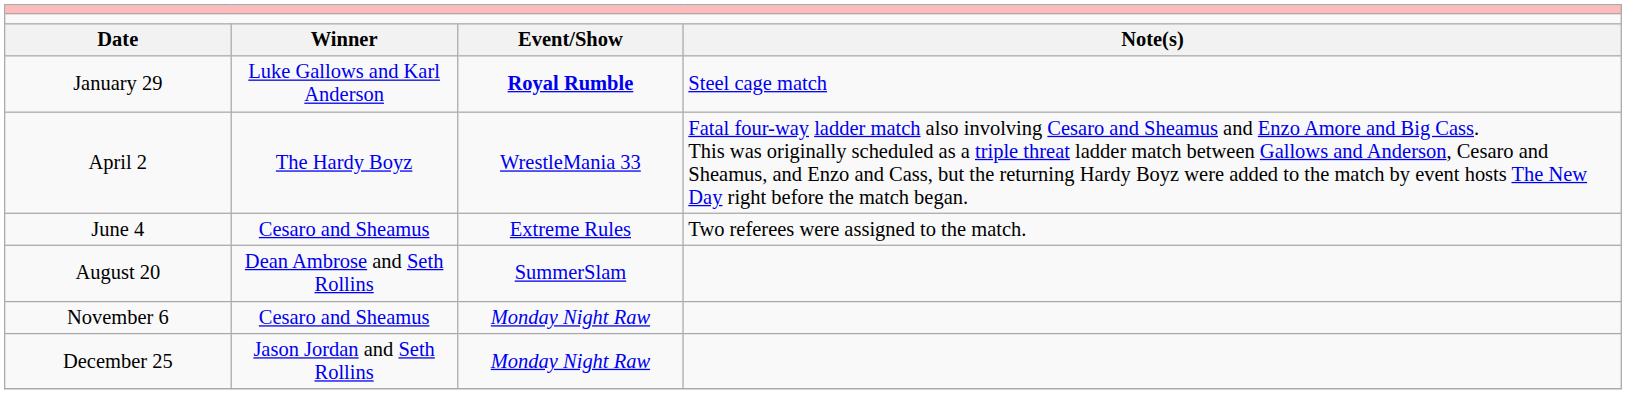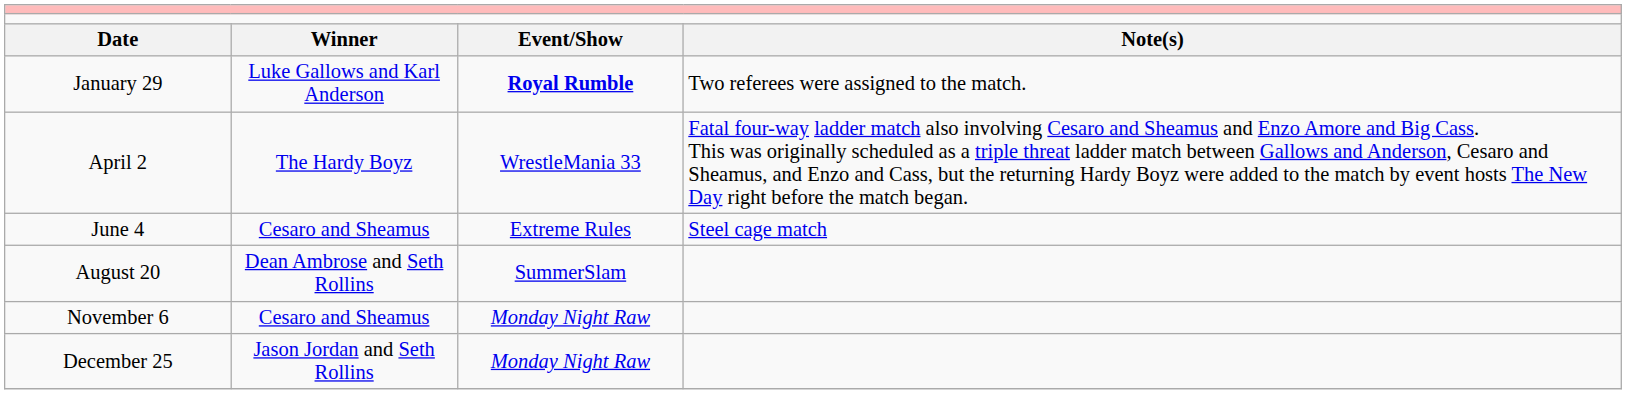(758, 83) Steel cage match -> (857, 83) Two referees were assigned to the match.
(857, 229) Two referees were assigned to the match. -> (758, 229) Steel cage match
